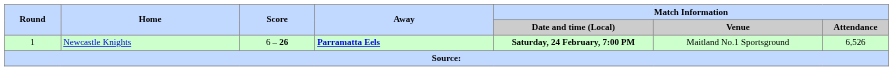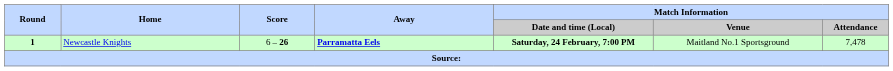(33, 42) normal -> (33, 42) bold
(856, 42) 6,526 -> (856, 42) 7,478
